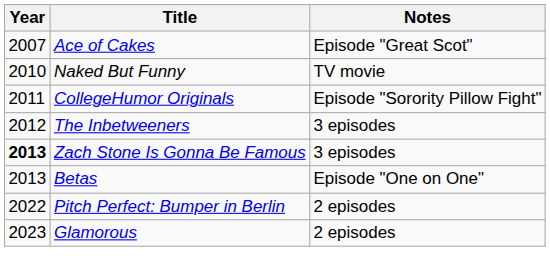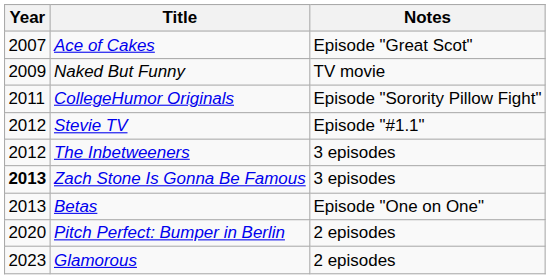(27, 71) 2010 -> (27, 71) 2009
+ row: (91, 125)
(27, 206) 2022 -> (27, 233) 2020
